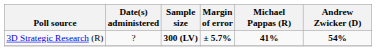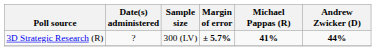(181, 38) bold -> (180, 38) normal
(337, 38) 54% -> (337, 38) 44%
